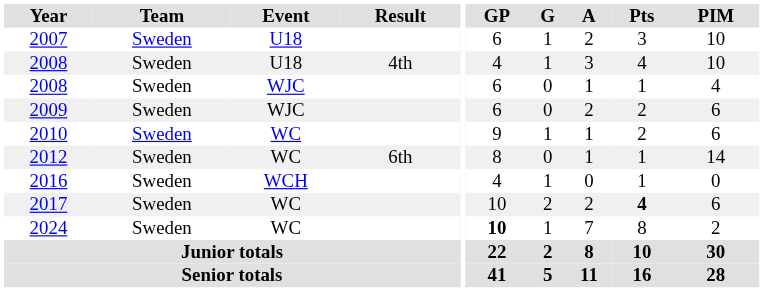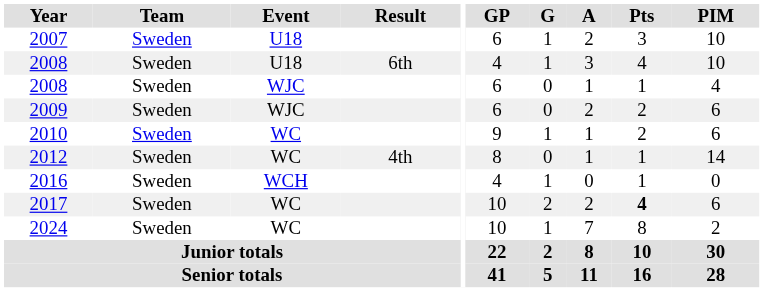(400, 62) 4th -> (400, 62) 6th
(400, 157) 6th -> (400, 157) 4th
(497, 228) bold -> (497, 228) normal
